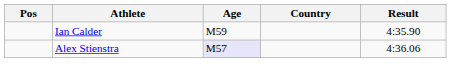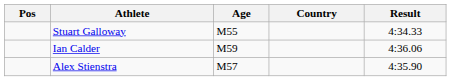+ row: (89, 31)
(403, 31) 4:35.90 -> (405, 48) 4:36.06
(216, 48) lavender background -> (227, 66) no background
(403, 48) 4:36.06 -> (405, 66) 4:35.90
